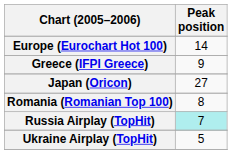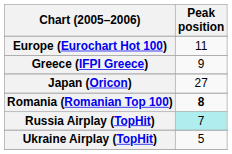(201, 45) 14 -> (201, 45) 11
(201, 102) normal -> (201, 102) bold
